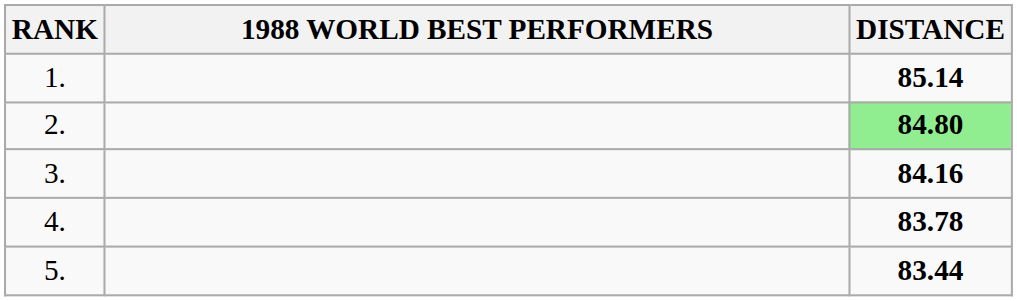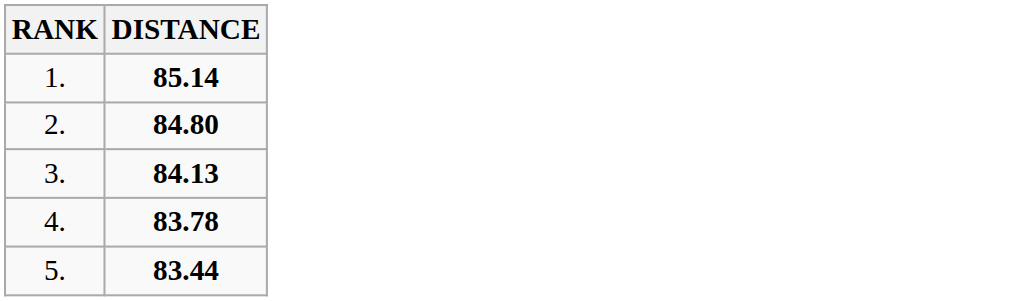- column: (477, 28)
(930, 125) lightgreen background -> (186, 125) no background
(930, 173) 84.16 -> (186, 173) 84.13
